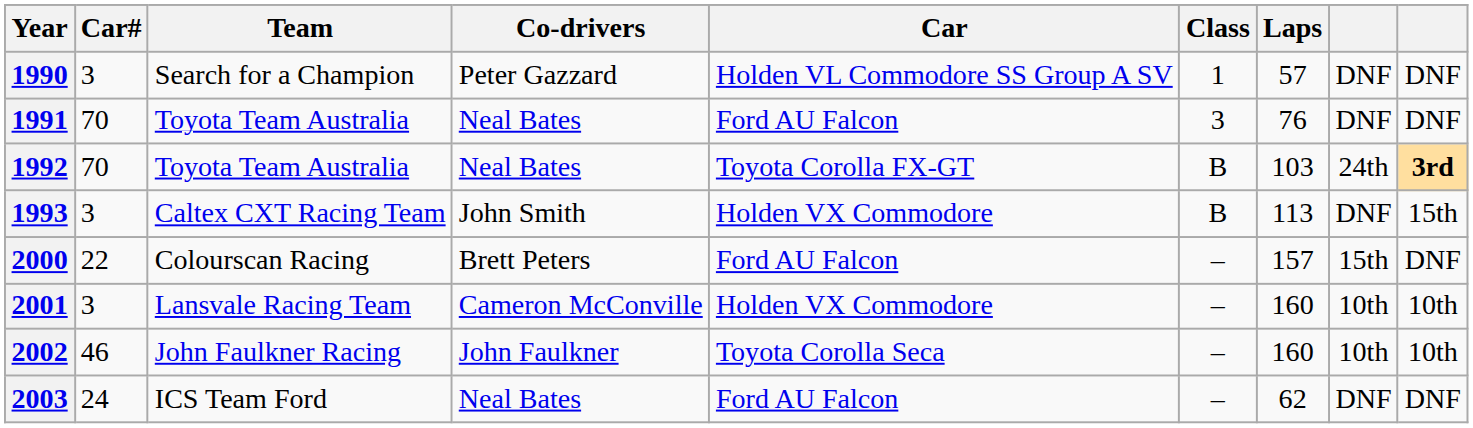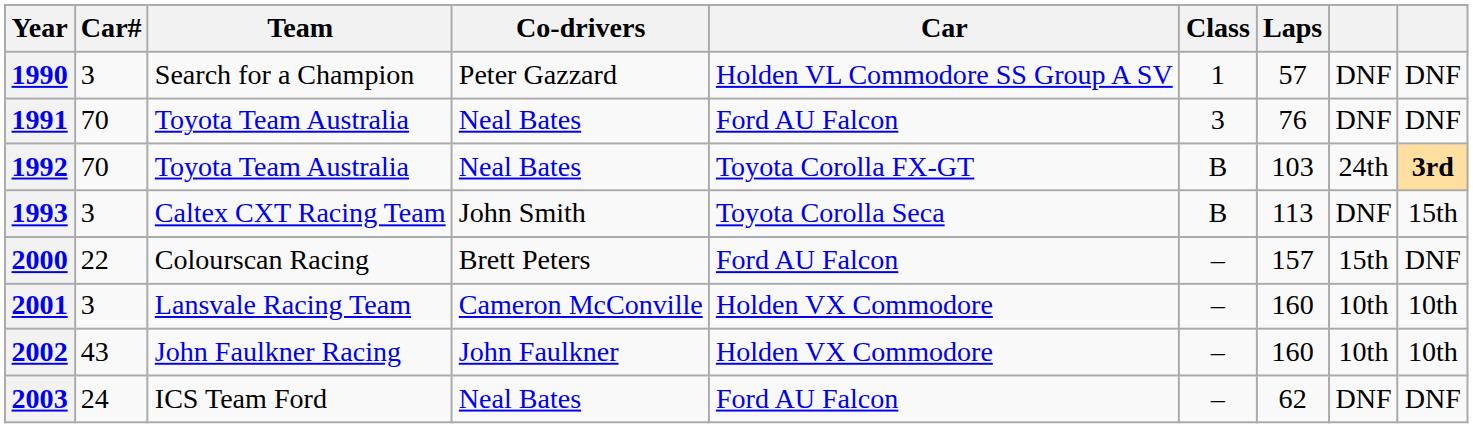(854, 213) Holden VX Commodore -> (830, 213) Toyota Corolla Seca
(95, 352) 46 -> (95, 352) 43
(830, 352) Toyota Corolla Seca -> (854, 352) Holden VX Commodore
